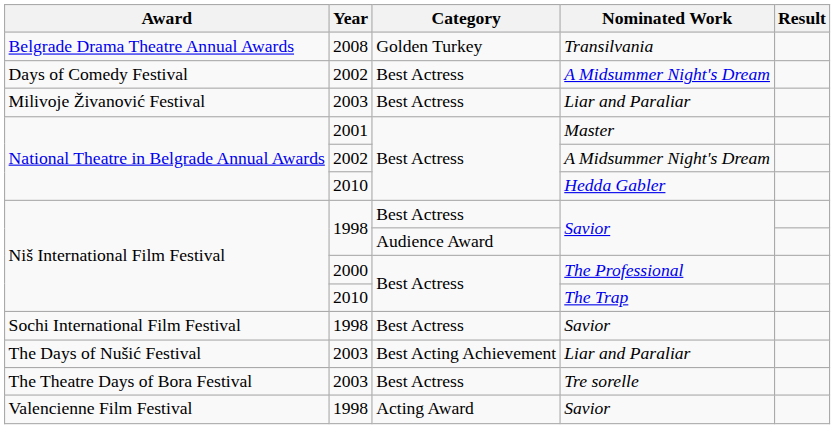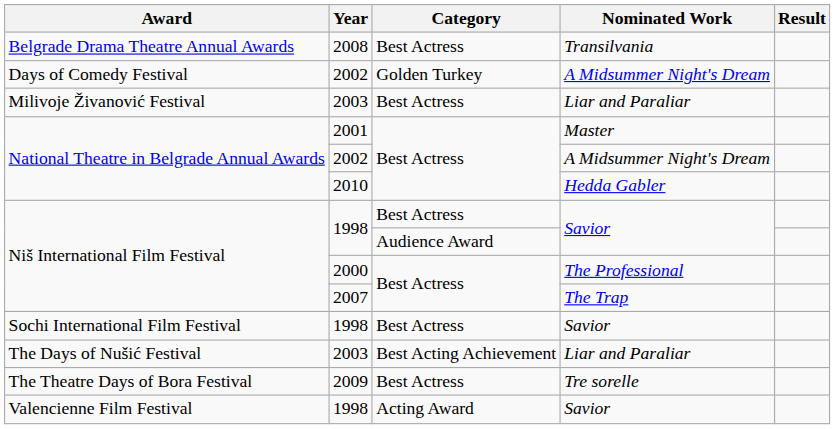(429, 46) Golden Turkey -> (420, 46) Best Actress
(420, 74) Best Actress -> (429, 74) Golden Turkey
(351, 297) 2010 -> (351, 297) 2007
(351, 381) 2003 -> (351, 381) 2009
